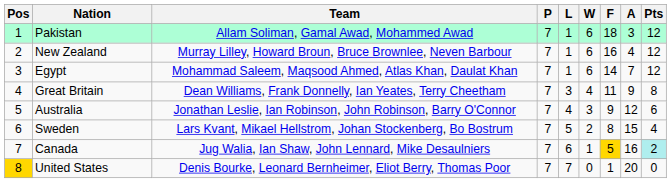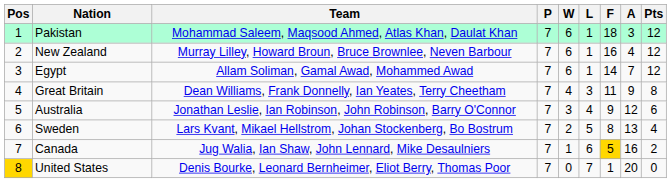columns swapped: (590, 14) <-> (569, 14)
(345, 33) Allam Soliman, Gamal Awad, Mohammed Awad -> (345, 33) Mohammad Saleem, Maqsood Ahmed, Atlas Khan, Daulat Khan
(345, 71) Mohammad Saleem, Maqsood Ahmed, Atlas Khan, Daulat Khan -> (345, 71) Allam Soliman, Gamal Awad, Mohammed Awad
(631, 129) 15 -> (631, 129) 13
(654, 149) paleturquoise background -> (654, 149) no background
